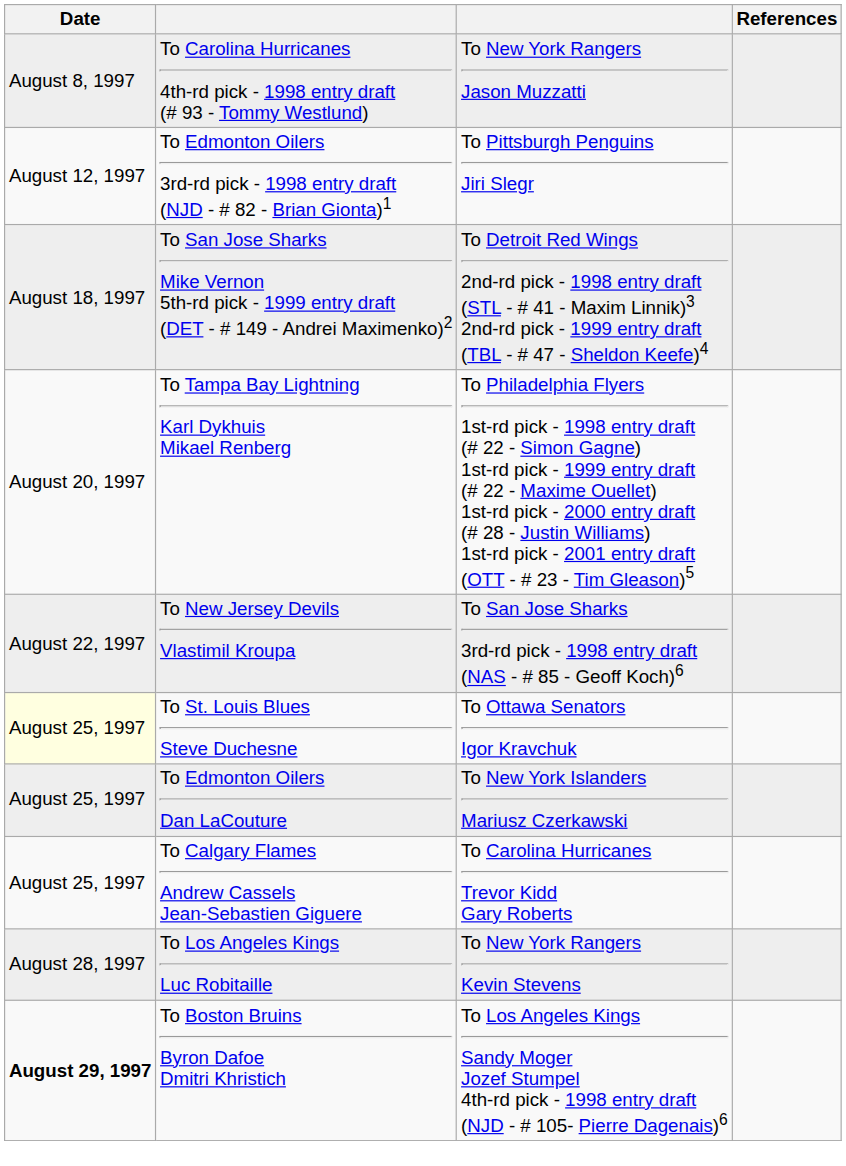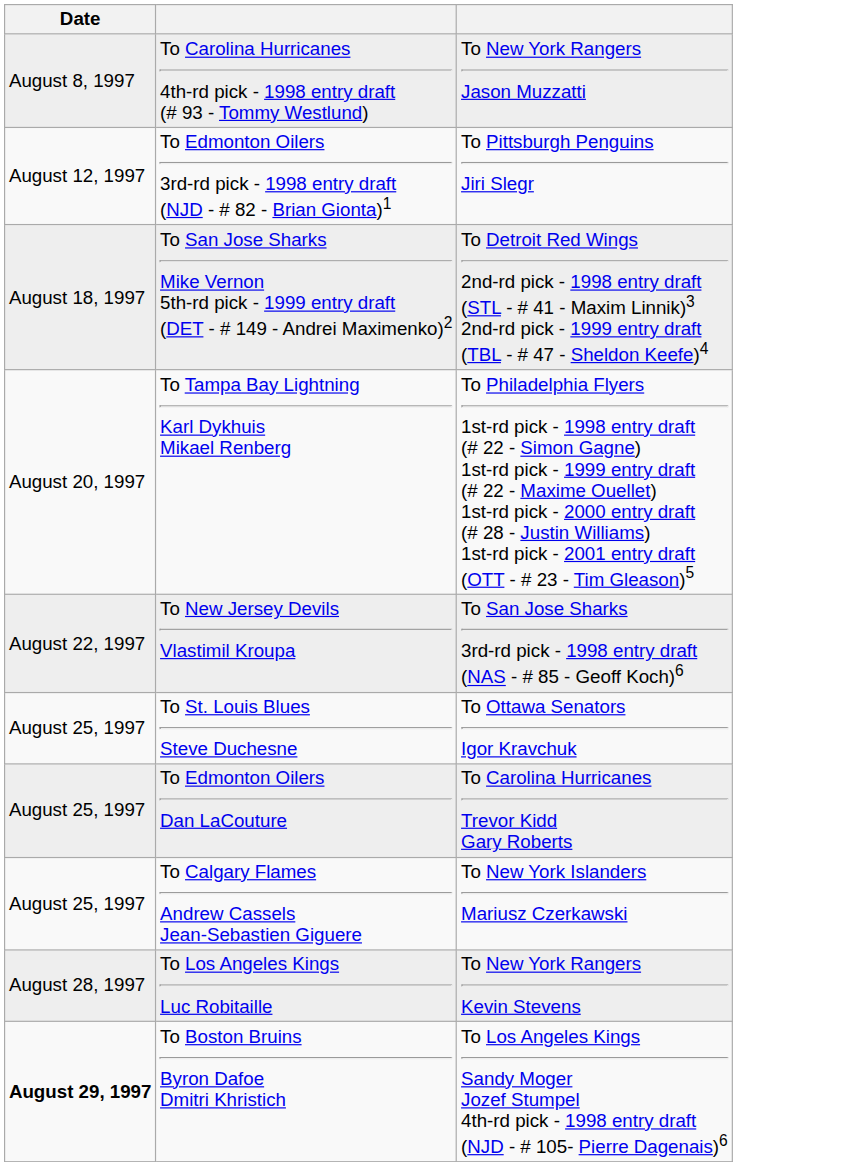- column: (787, 19)
(77, 728) lightyellow background -> (77, 728) no background
(594, 800) To New York Islanders Mariusz Czerkawski -> (594, 810) To Carolina Hurricanes Trevor Kidd Gary Roberts
(594, 882) To Carolina Hurricanes Trevor Kidd Gary Roberts -> (594, 892) To New York Islanders Mariusz Czerkawski
